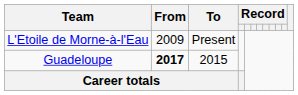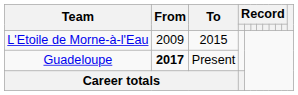(213, 40) Present -> (213, 40) 2015
(213, 60) 2015 -> (213, 60) Present
